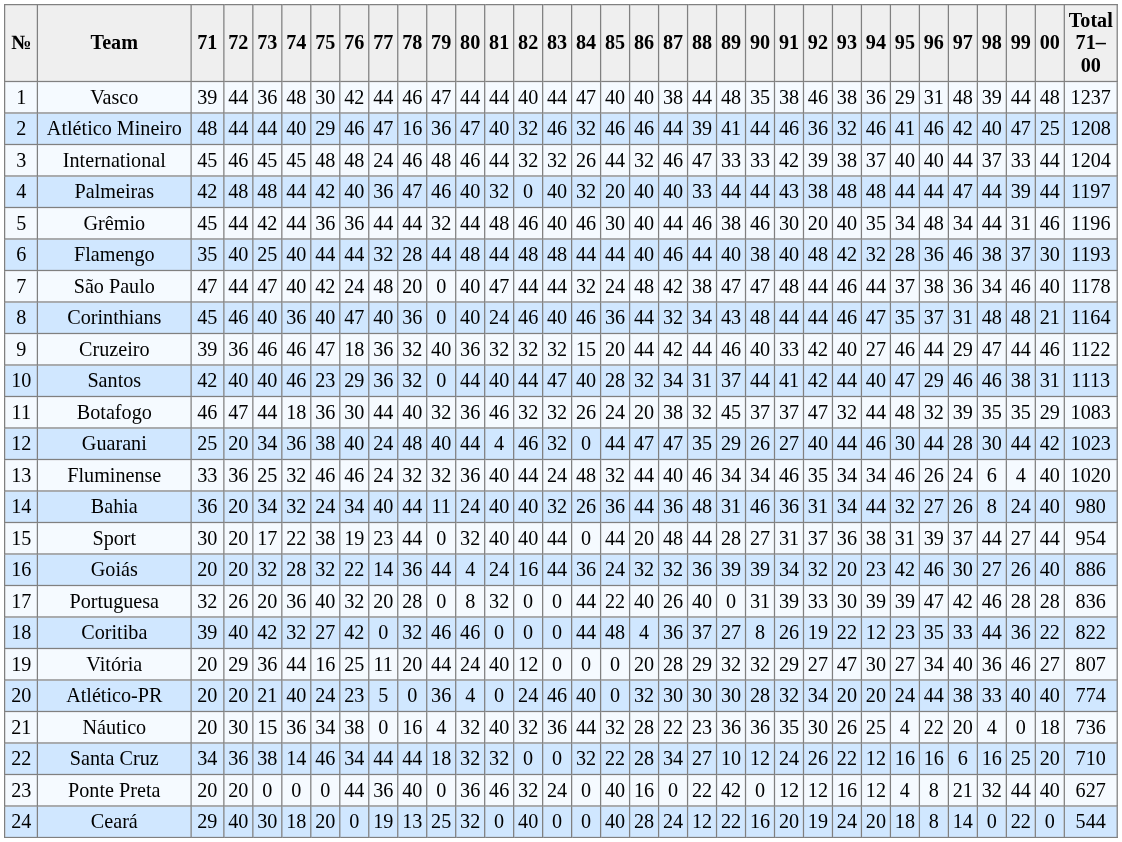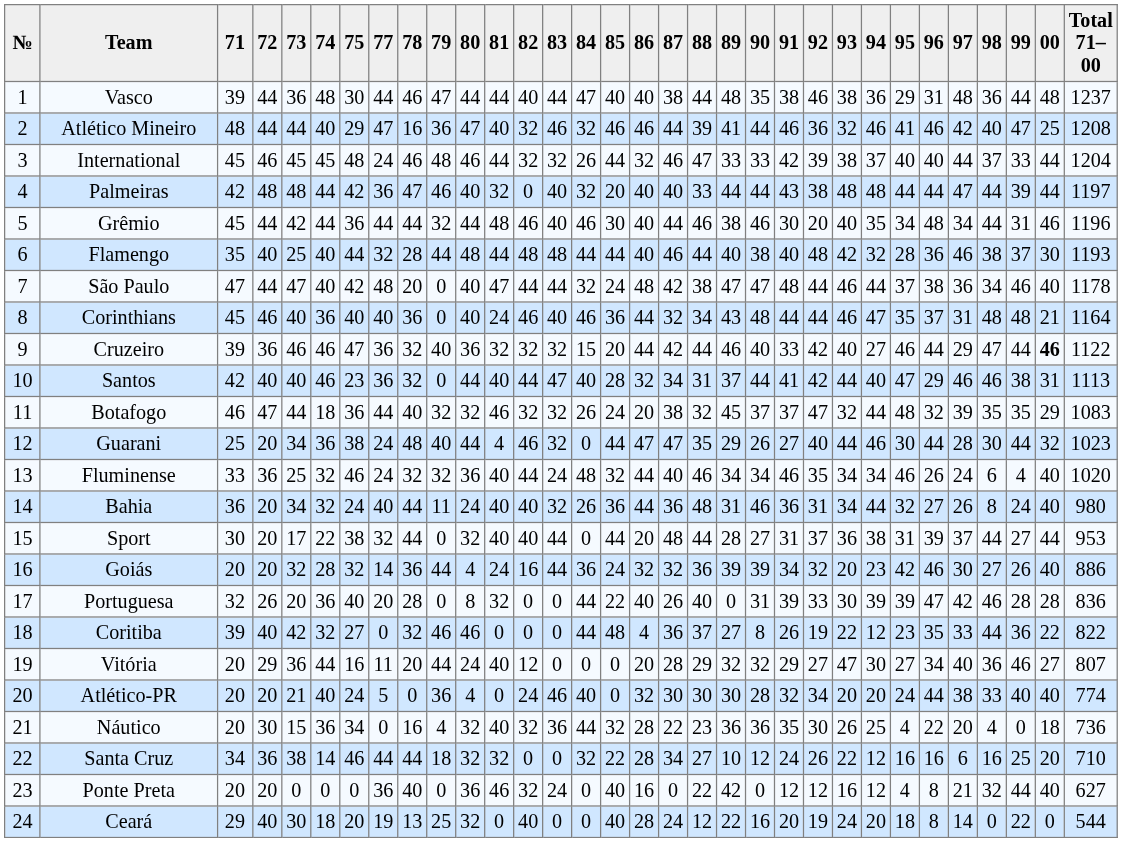- column: (354, 42)
(992, 97) 39 -> (992, 97) 36
(1050, 349) normal -> (1050, 349) bold
(470, 412) 36 -> (470, 412) 32
(1050, 443) 42 -> (1050, 443) 32
(383, 538) 23 -> (383, 538) 32
(1091, 538) 954 -> (1091, 538) 953
